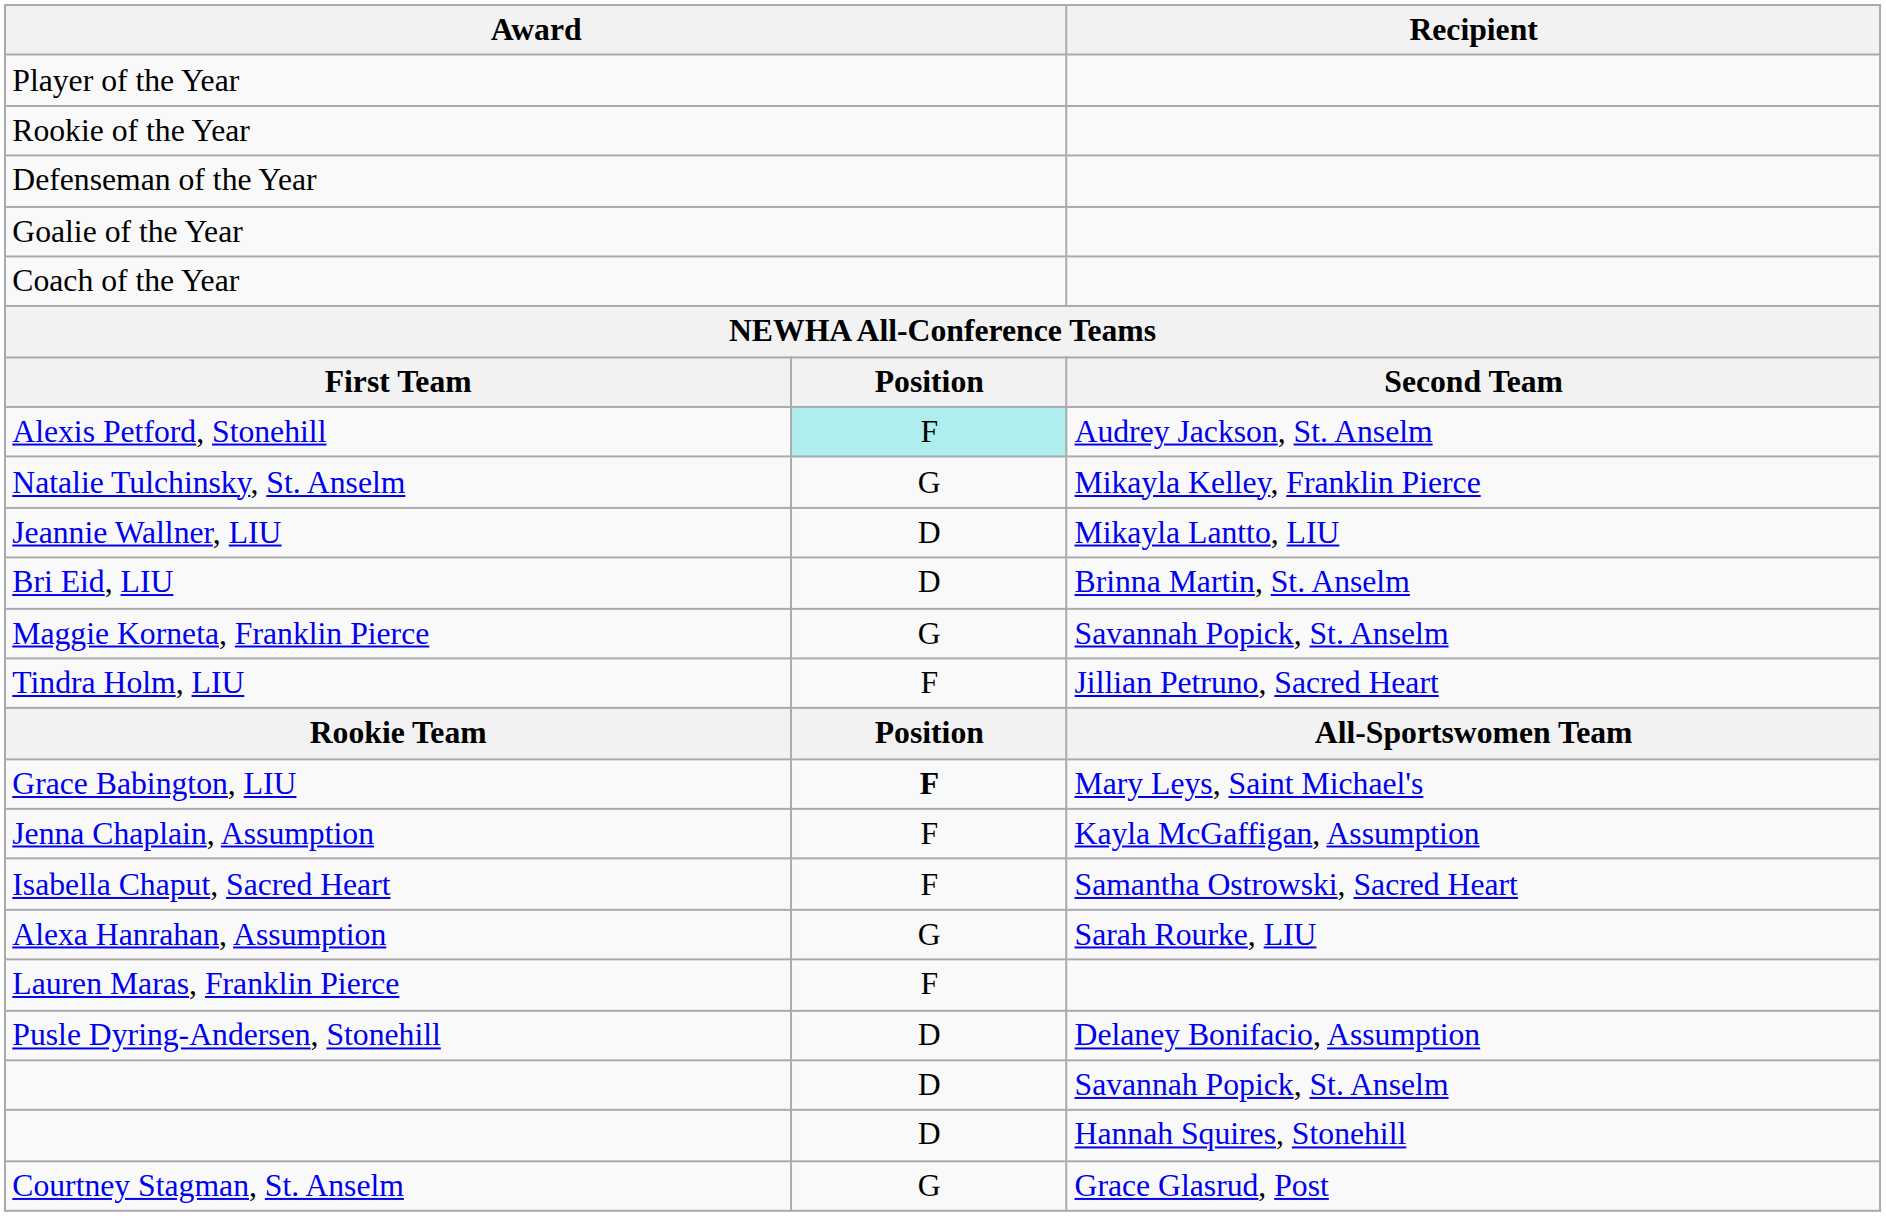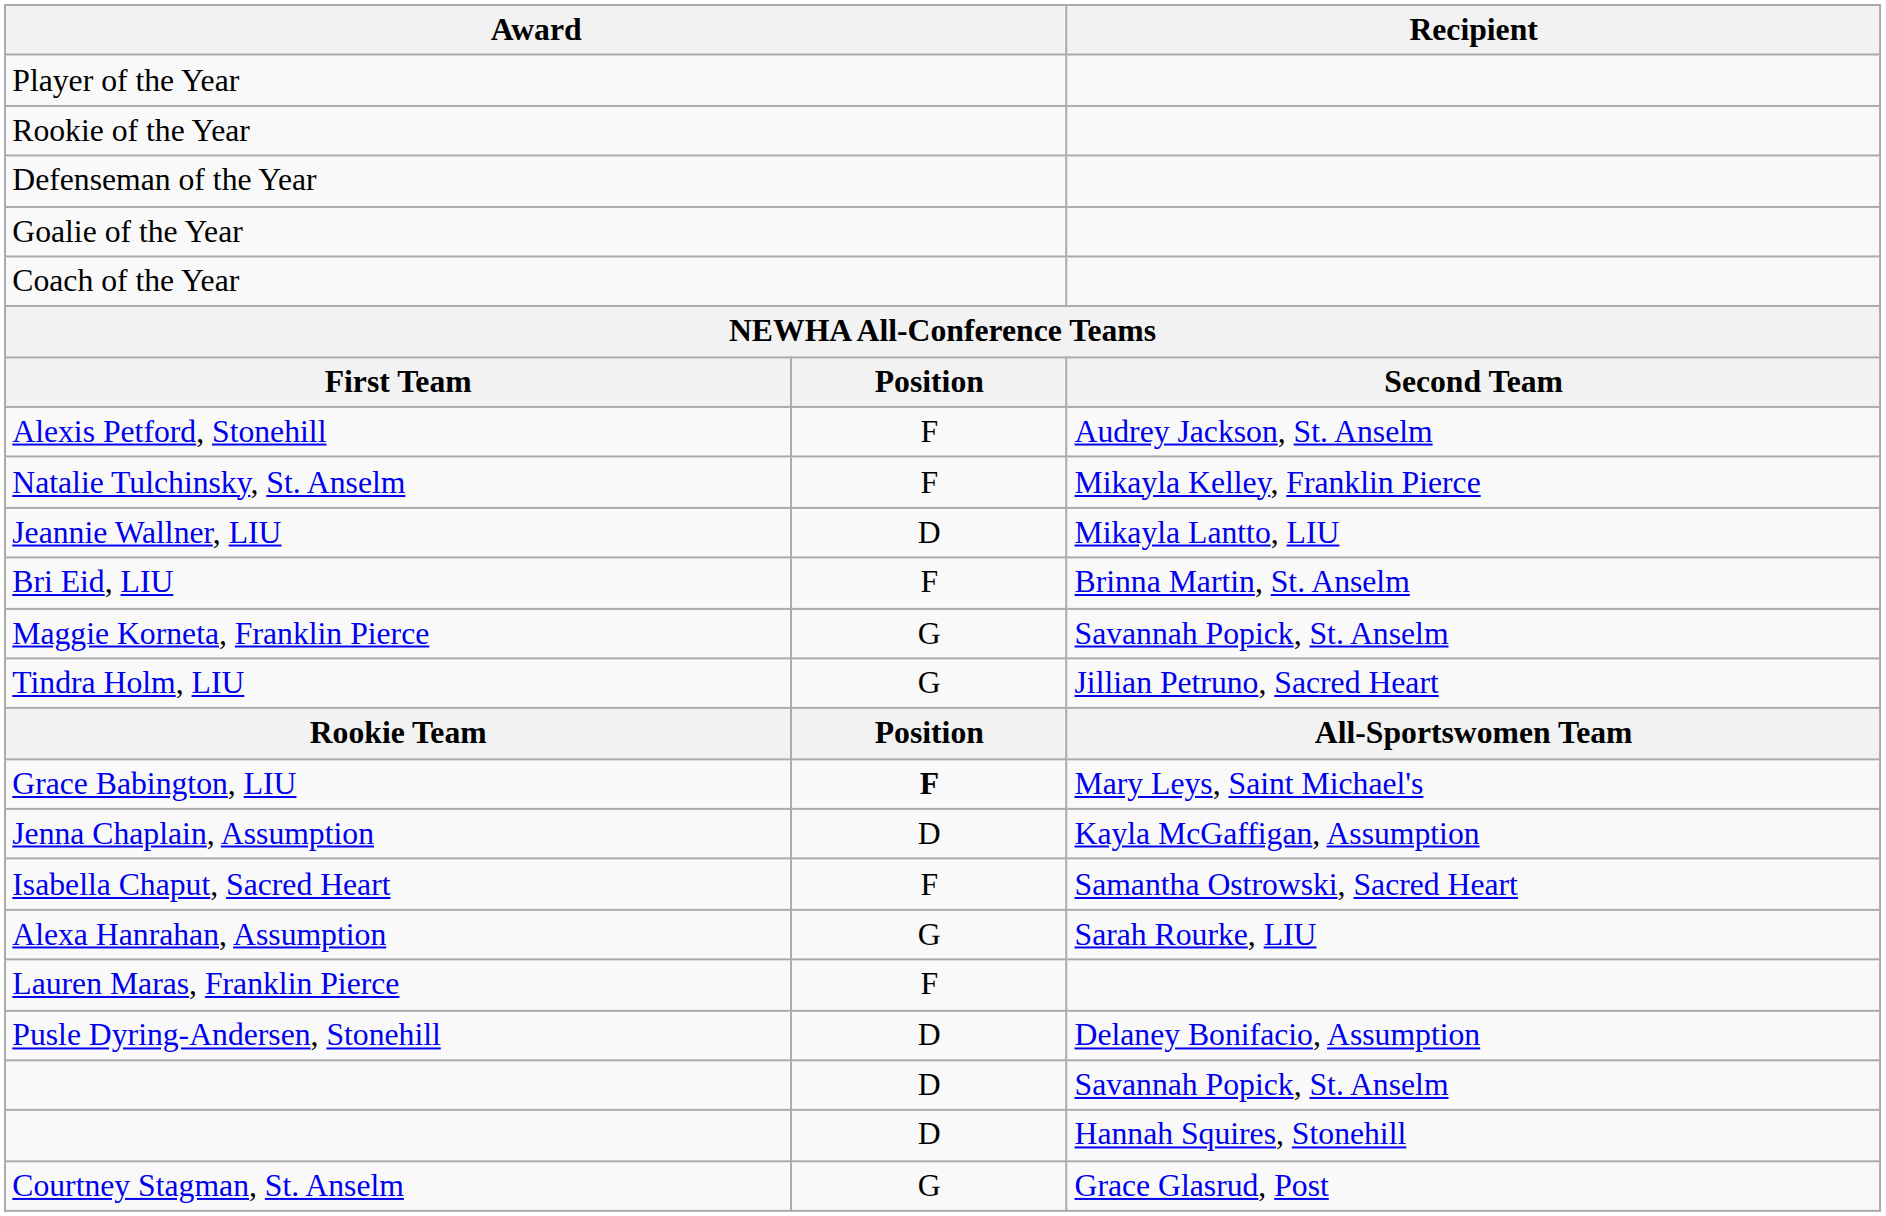(929, 431) paleturquoise background -> (929, 431) no background
(929, 481) G -> (929, 481) F
(929, 582) D -> (929, 582) F
(929, 682) F -> (929, 682) G
(929, 833) F -> (929, 833) D
